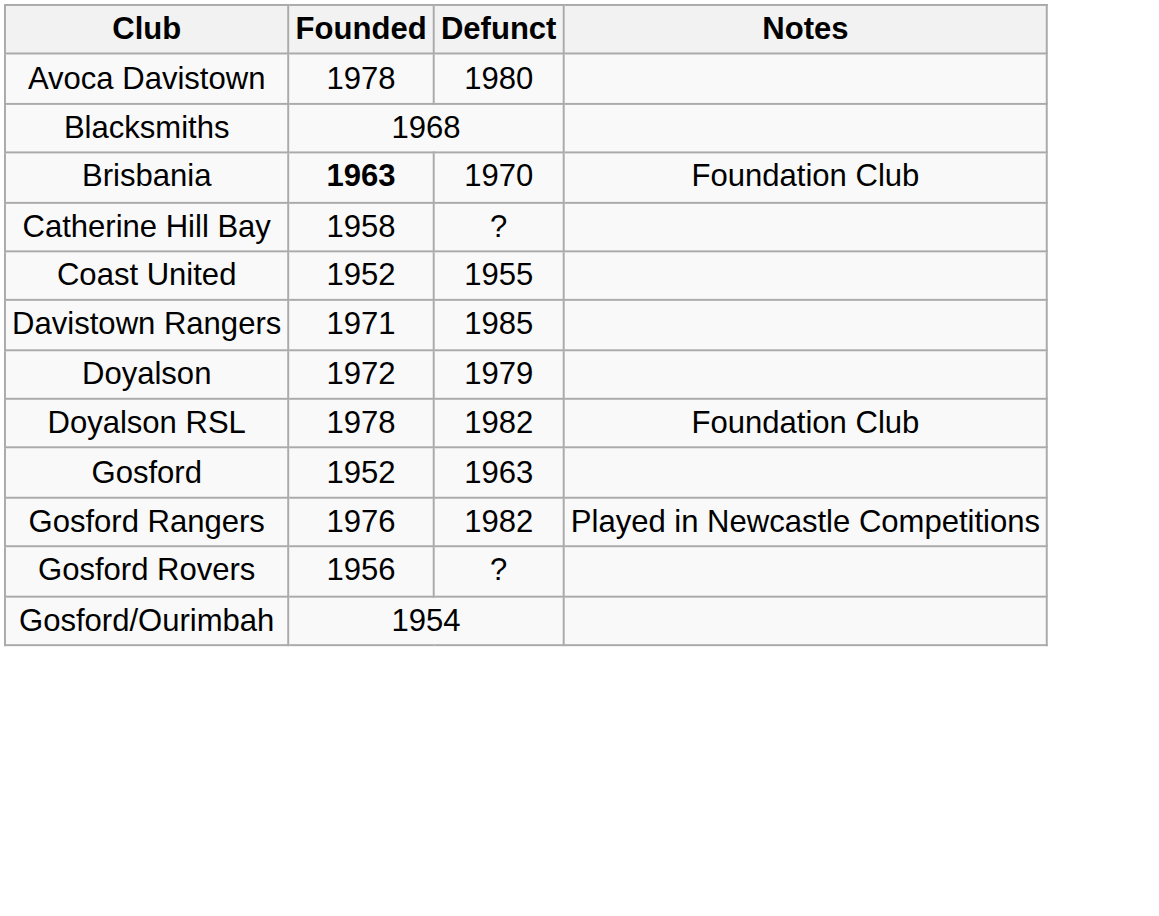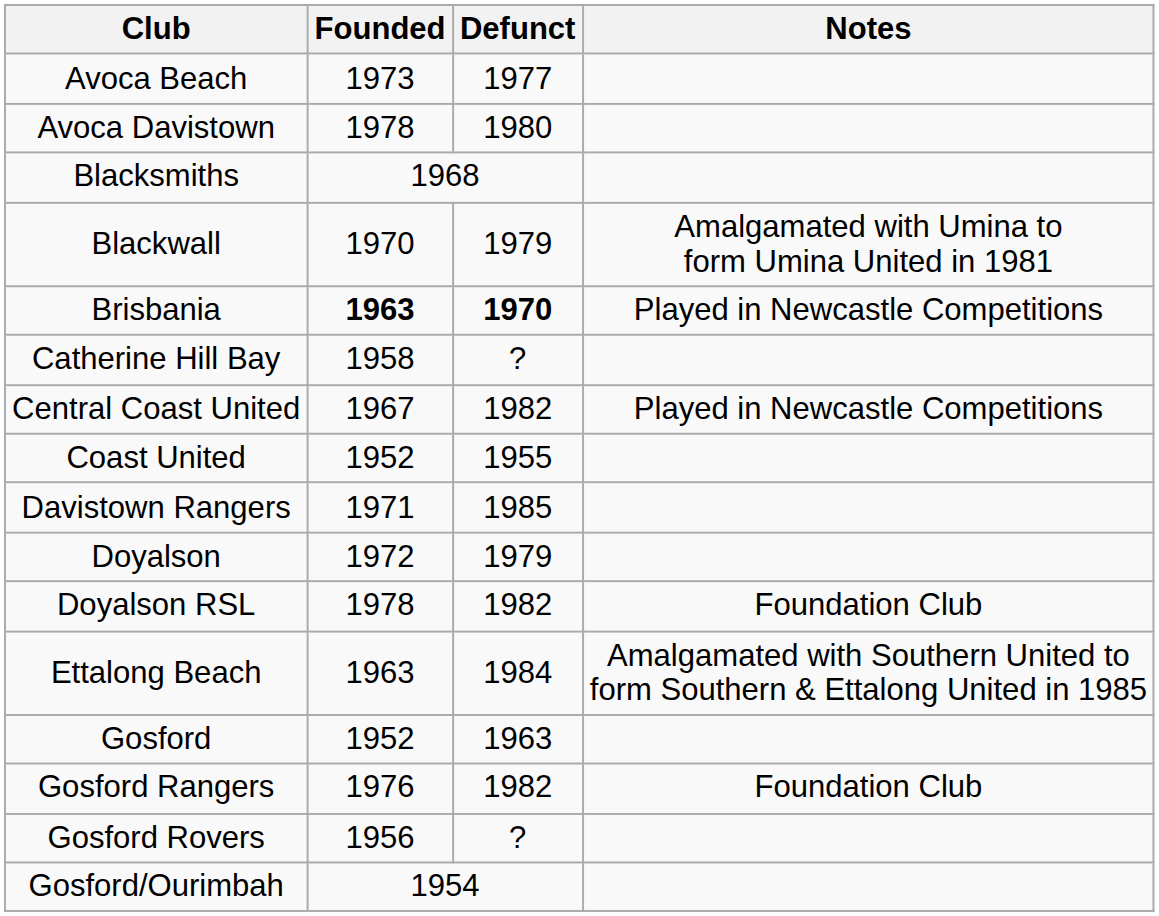+ row: (156, 78)
+ row: (156, 243)
(499, 176) normal -> (518, 310) bold
(805, 176) Foundation Club -> (868, 310) Played in Newcastle Competitions
+ row: (156, 408)
+ row: (156, 672)
(805, 521) Played in Newcastle Competitions -> (868, 788) Foundation Club
